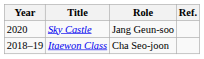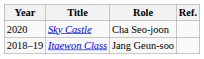(143, 29) Jang Geun-soo -> (140, 29) Cha Seo-joon
(140, 45) Cha Seo-joon -> (143, 45) Jang Geun-soo
